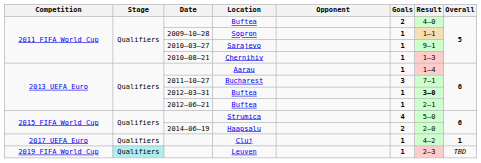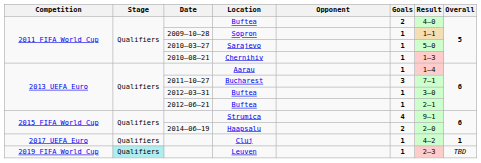(429, 45) 9–1 -> (429, 45) 5–0
(429, 92) bold -> (429, 92) normal
(429, 116) 5–0 -> (429, 116) 9–1
